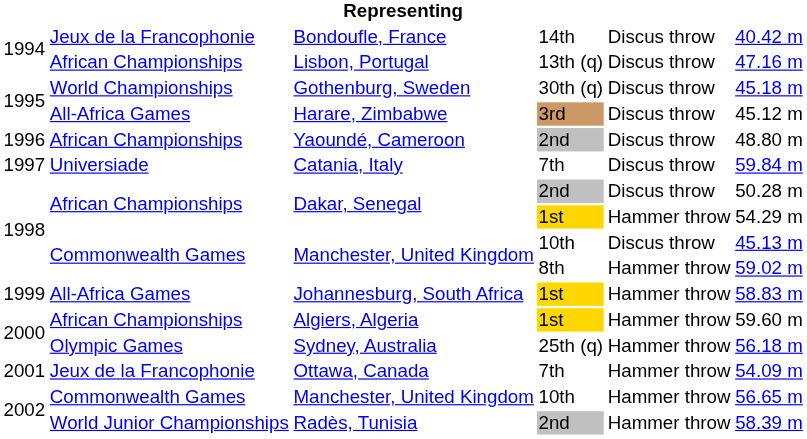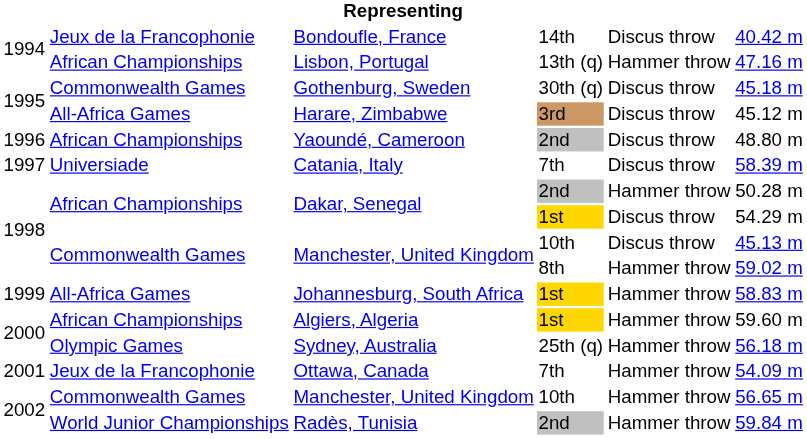(661, 62) Discus throw -> (669, 62) Hammer throw
(141, 88) World Championships -> (148, 88) Commonwealth Games
(769, 165) 59.84 m -> (769, 165) 58.39 m
(661, 191) Discus throw -> (669, 191) Hammer throw
(669, 216) Hammer throw -> (661, 216) Discus throw
(769, 422) 58.39 m -> (769, 422) 59.84 m
